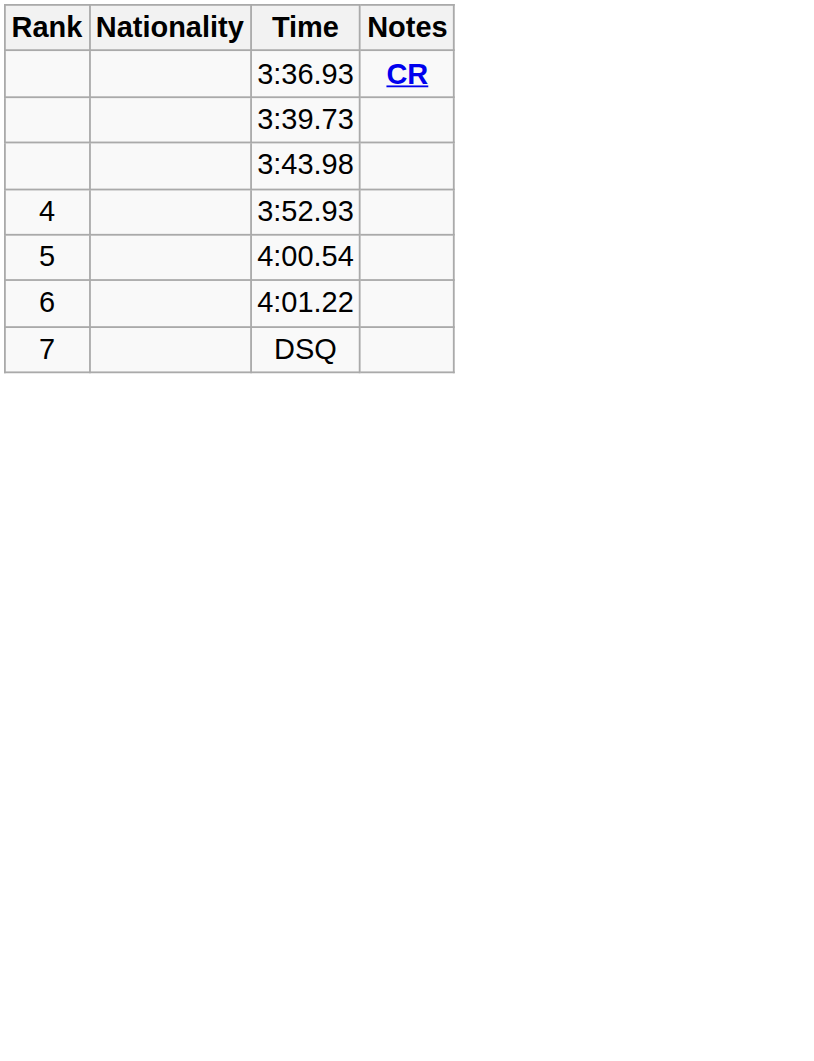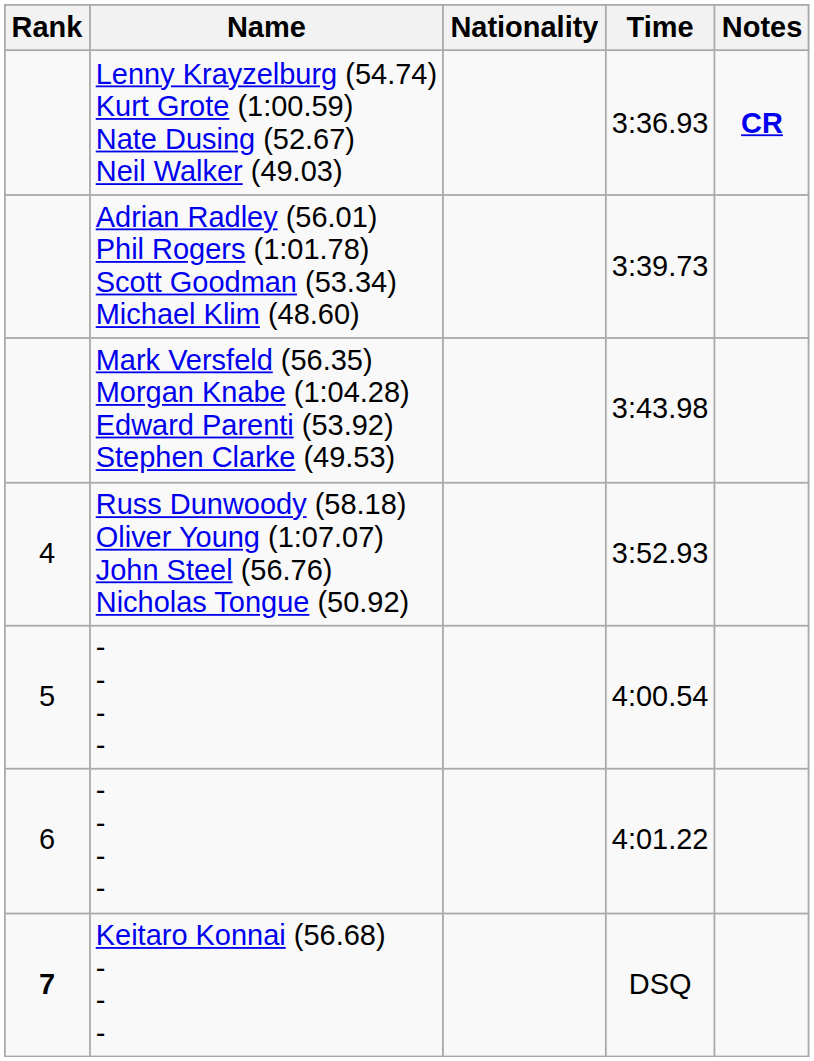+ column: (266, 27)
(47, 348) normal -> (47, 984) bold
